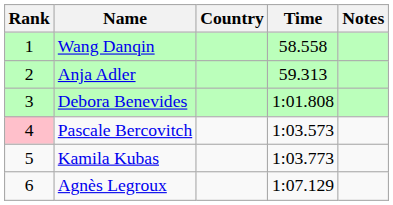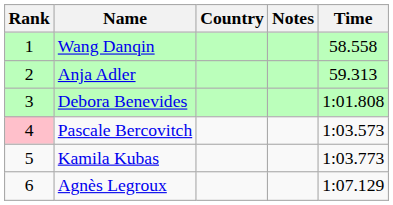columns swapped: (303, 18) <-> (363, 18)
